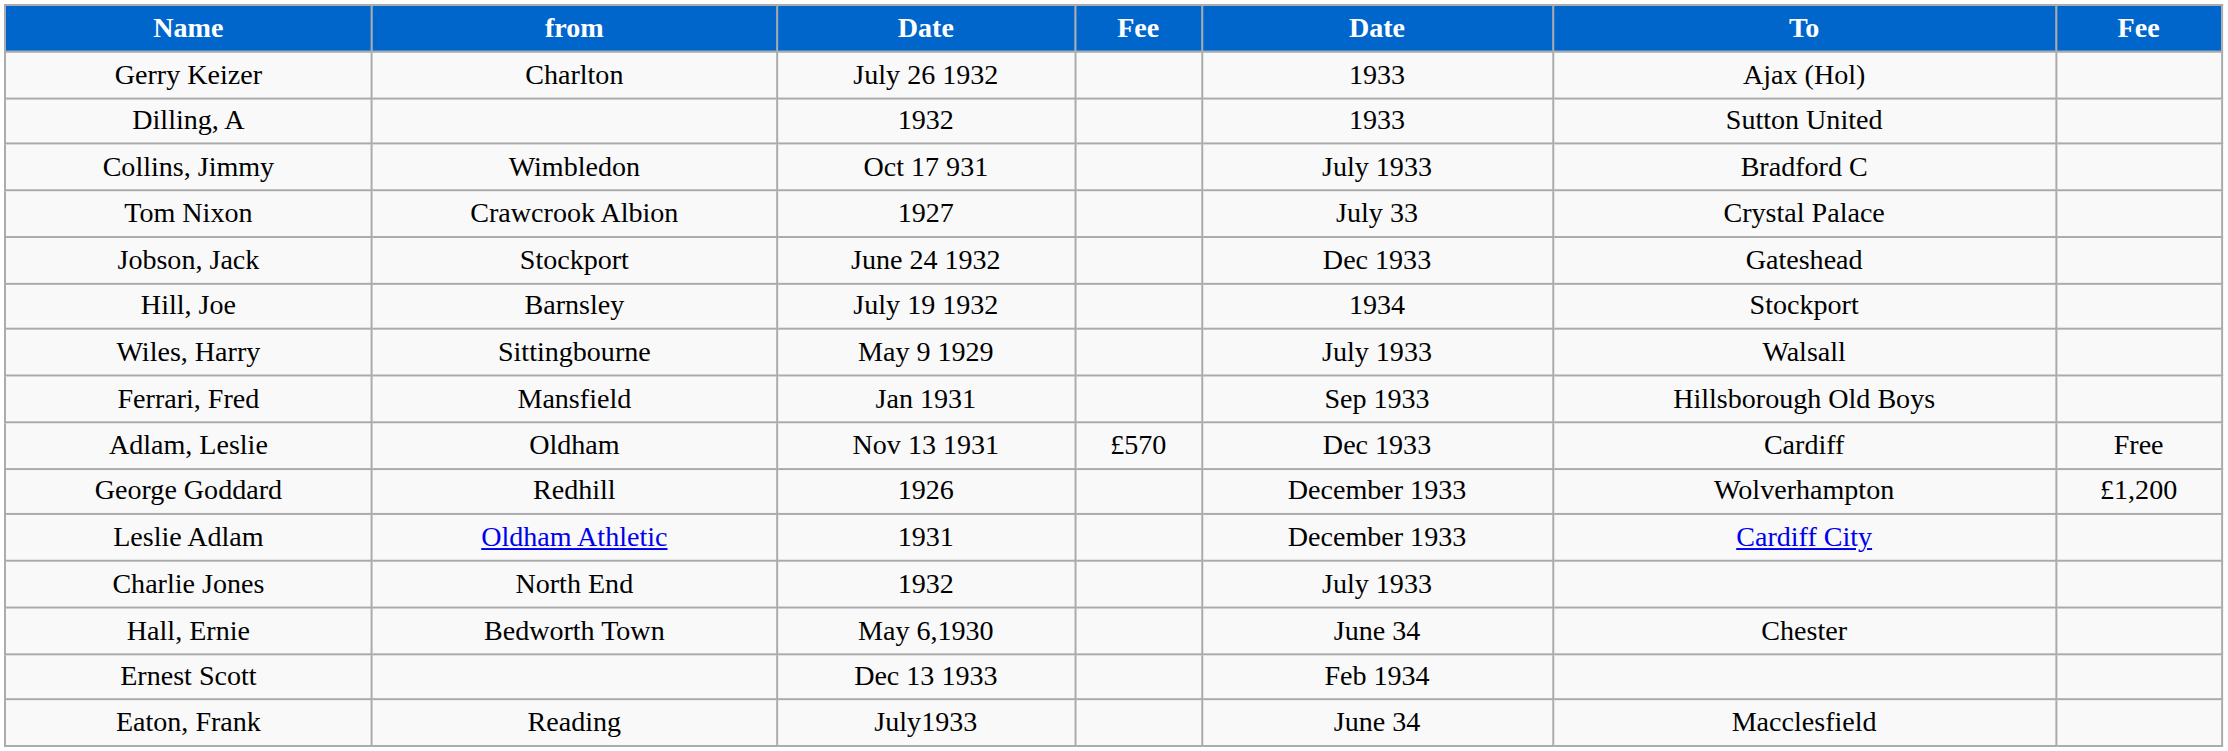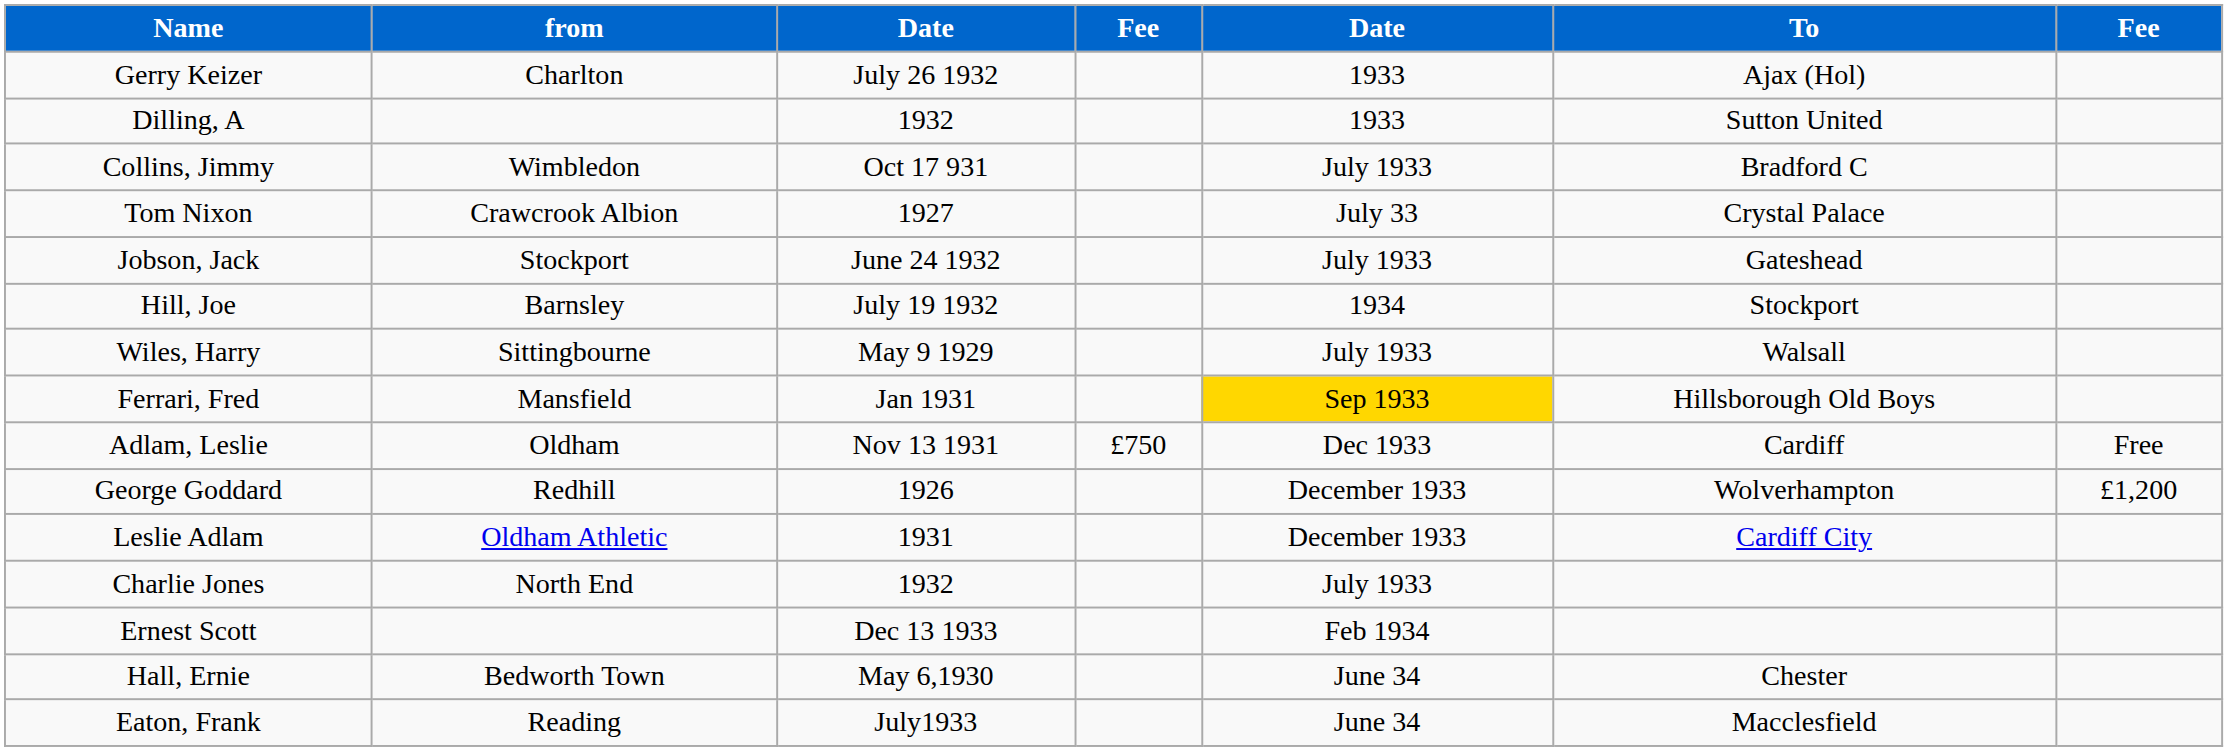(1377, 259) Dec 1933 -> (1377, 259) July 1933
(1377, 398) no background -> (1377, 398) gold background
(1138, 444) £570 -> (1138, 444) £750
rows swapped: (188, 676) <-> (188, 630)
